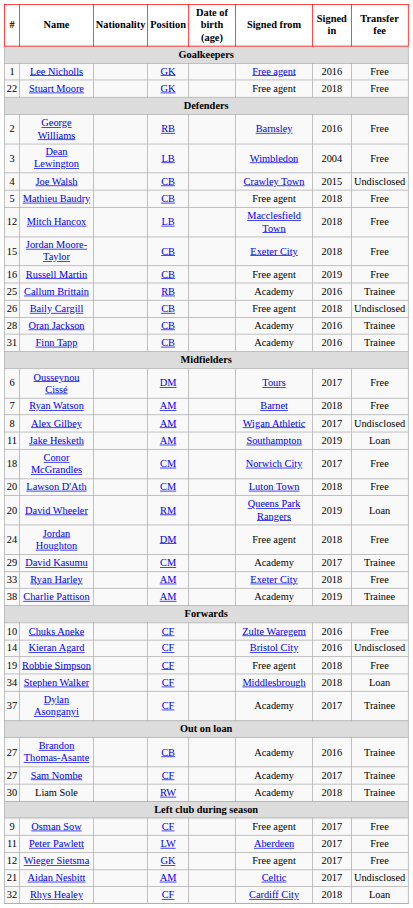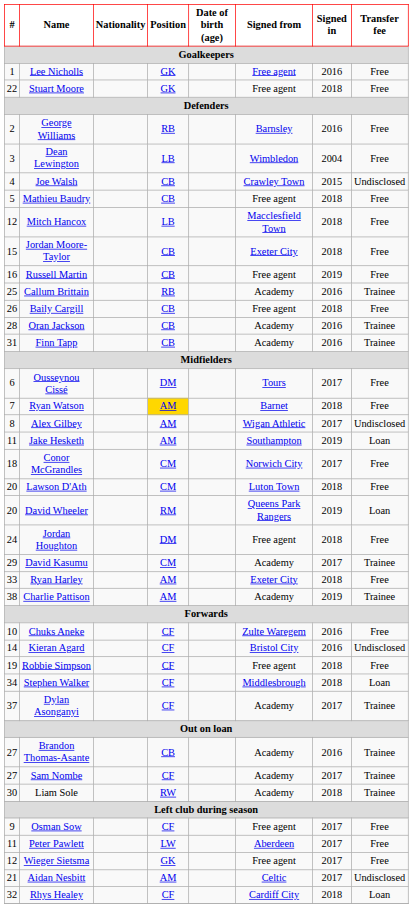(380, 309) Undisclosed -> (380, 309) Free
(168, 406) no background -> (168, 406) gold background
